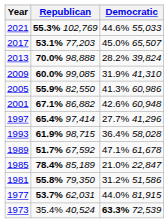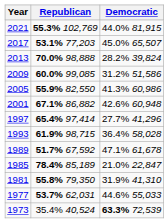(132, 27) 44.6% 55,033 -> (132, 27) 44.0% 81,915
(132, 73) 31.9% 41,310 -> (132, 73) 31.2% 51,586
(132, 180) 31.2% 51,586 -> (132, 180) 31.9% 41,310
(132, 195) 44.0% 81,915 -> (132, 195) 44.6% 55,033
